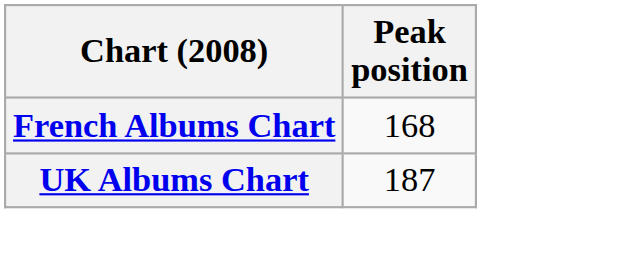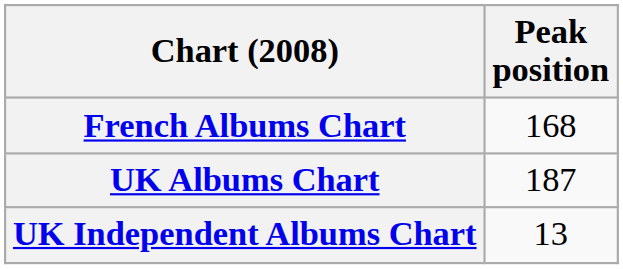+ row: (245, 234)
